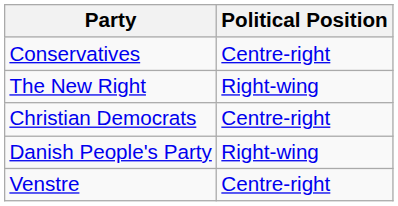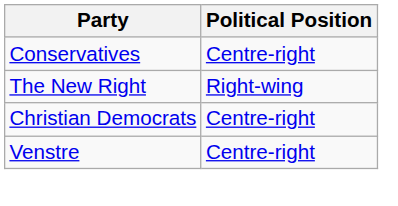- row: (111, 151)
